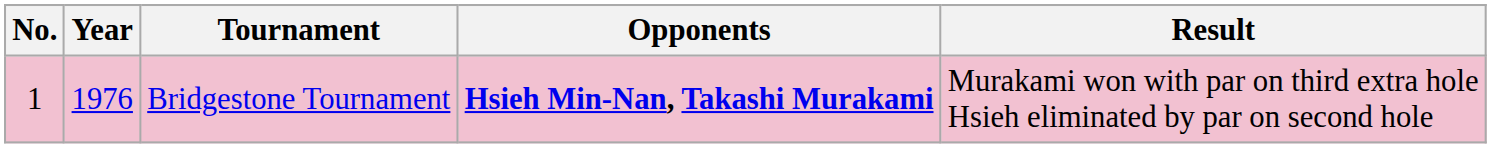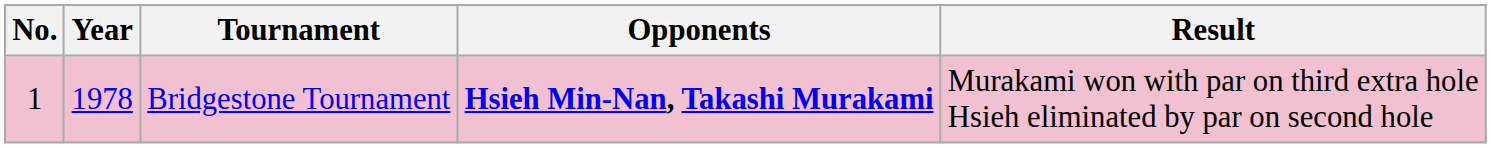(102, 98) 1976 -> (102, 98) 1978
